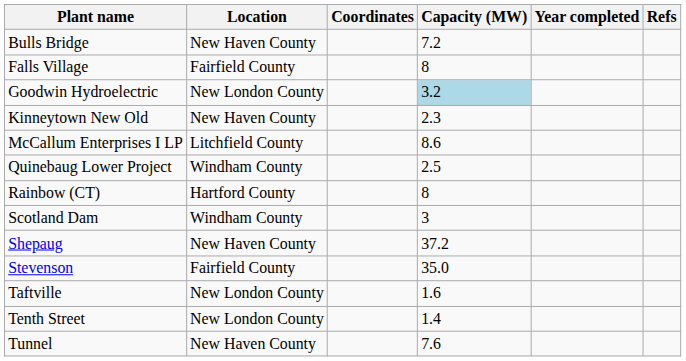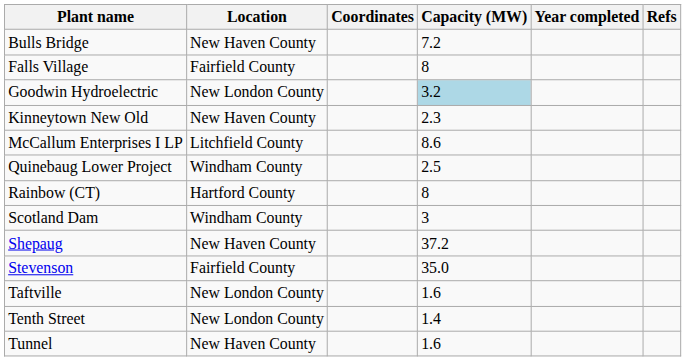(431, 343) 7.6 -> (431, 343) 1.6
